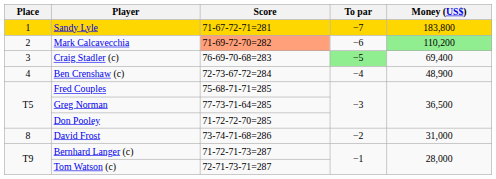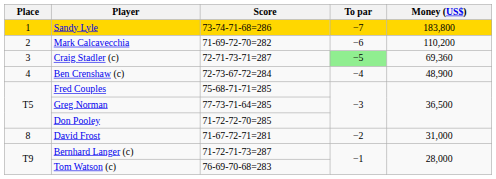(237, 27) 71-67-72-71=281 -> (237, 27) 73-74-71-68=286
(237, 43) lightsalmon background -> (237, 43) no background
(439, 43) lightgreen background -> (439, 43) no background
(237, 58) 76-69-70-68=283 -> (237, 58) 72-71-73-71=287
(439, 58) 69,400 -> (439, 58) 69,360
(237, 136) 73-74-71-68=286 -> (237, 136) 71-67-72-71=281
(237, 167) 72-71-73-71=287 -> (237, 167) 76-69-70-68=283
